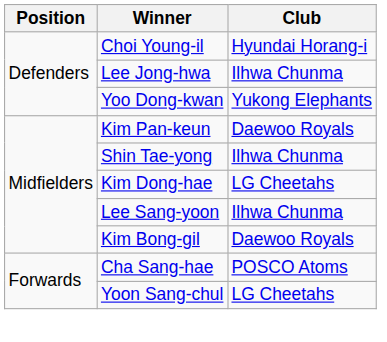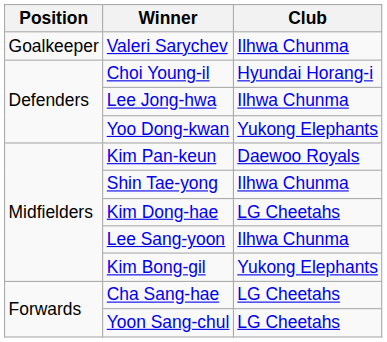+ row: (167, 45)
(293, 239) Daewoo Royals -> (308, 267) Yukong Elephants
(290, 267) POSCO Atoms -> (289, 294) LG Cheetahs
